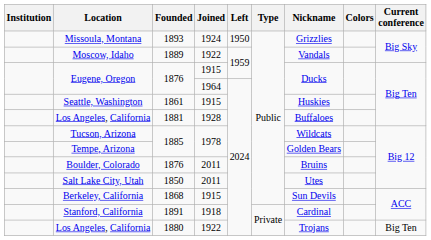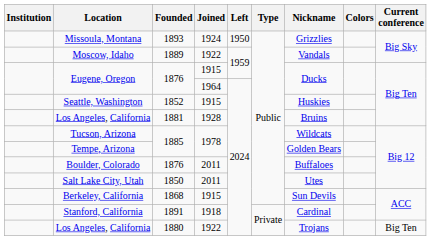(174, 102) 1861 -> (174, 102) 1852
(314, 117) Buffaloes -> (314, 117) Bruins
(314, 165) Bruins -> (314, 165) Buffaloes
